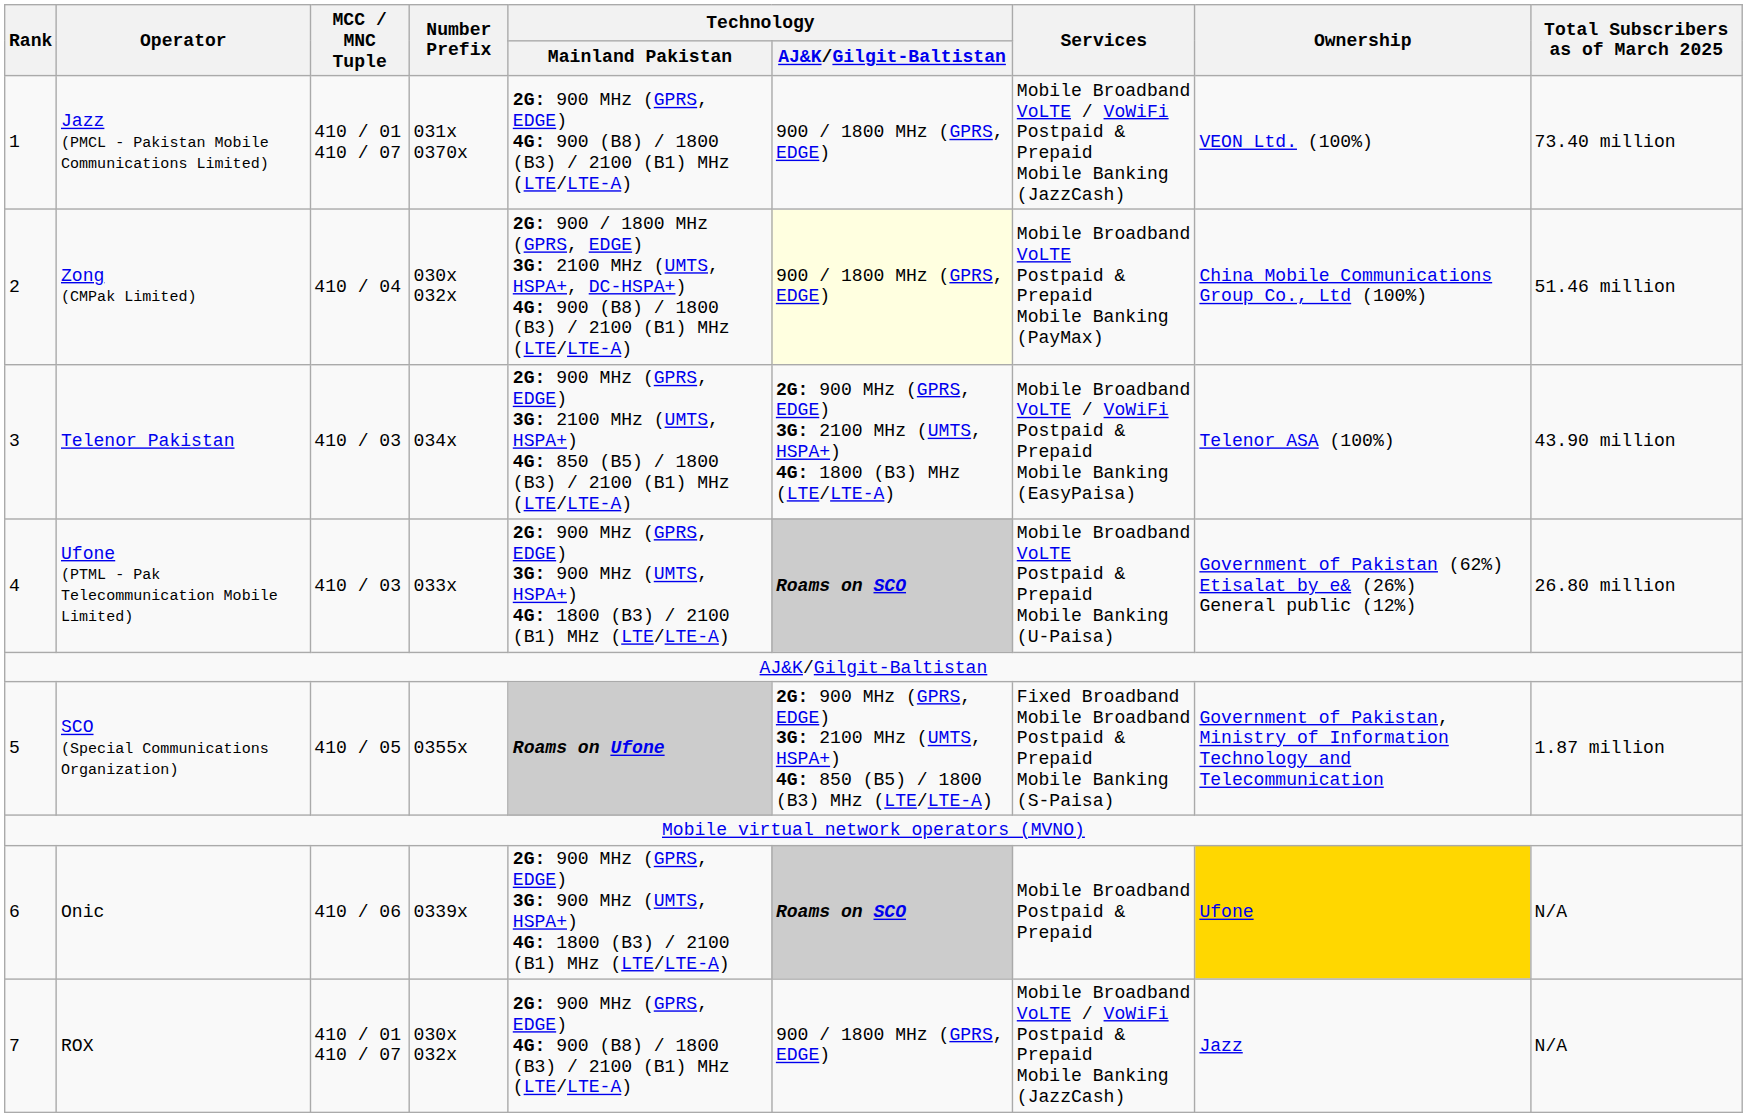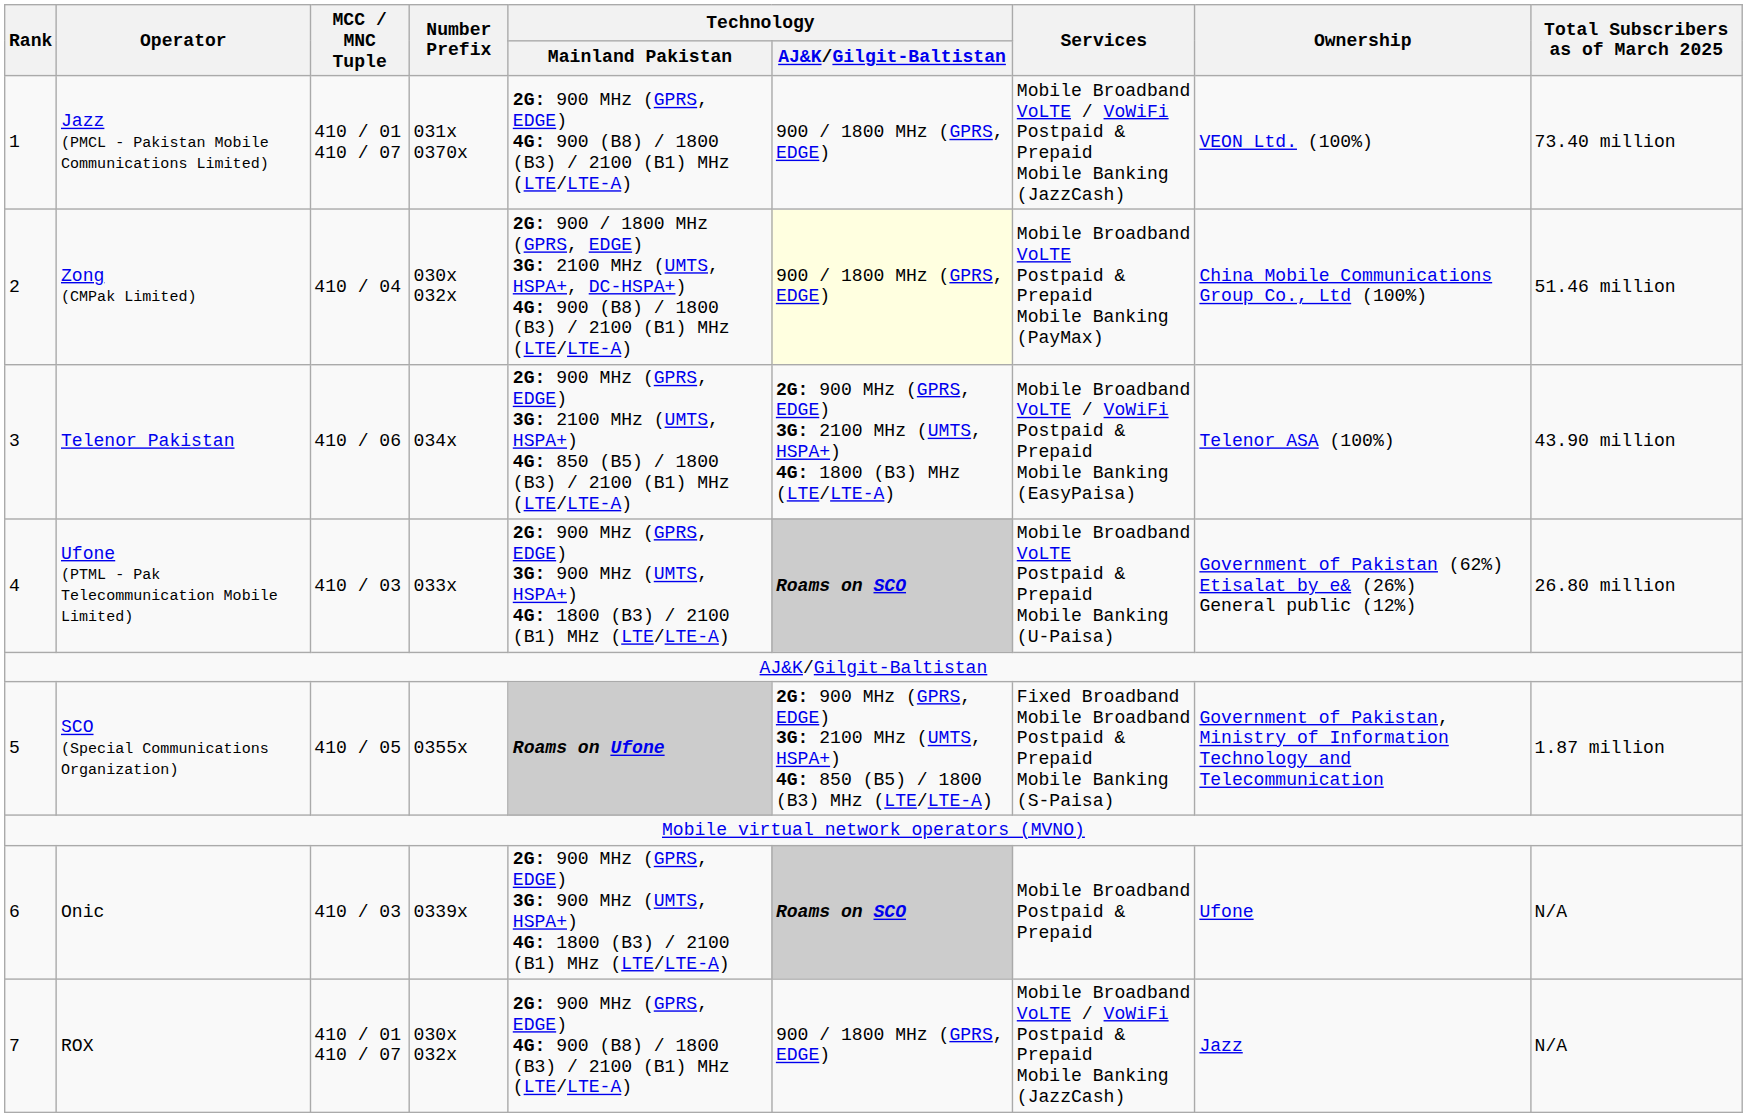(358, 441) 410 / 03 -> (358, 441) 410 / 06
(358, 912) 410 / 06 -> (358, 912) 410 / 03
(1226, 912) gold background -> (1226, 912) no background
